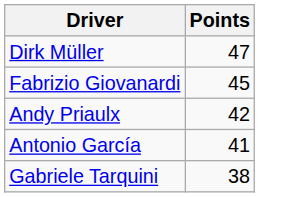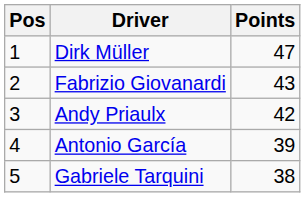+ column: (27, 20)
(239, 83) 45 -> (284, 83) 43
(239, 146) 41 -> (284, 146) 39
